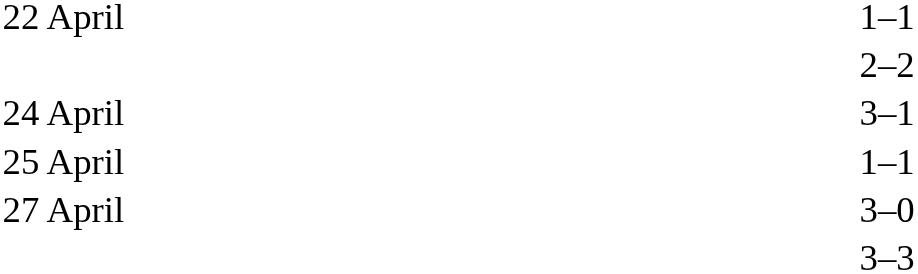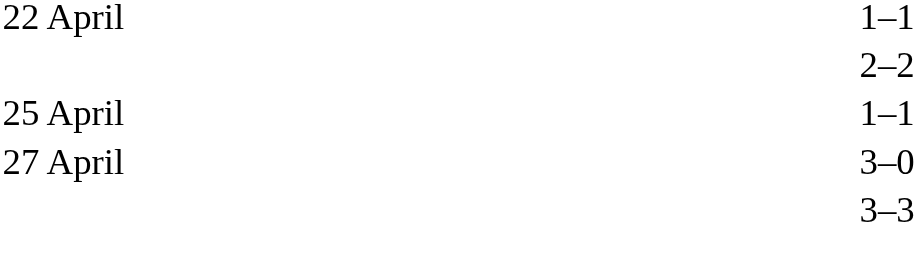- row: (63, 113)
